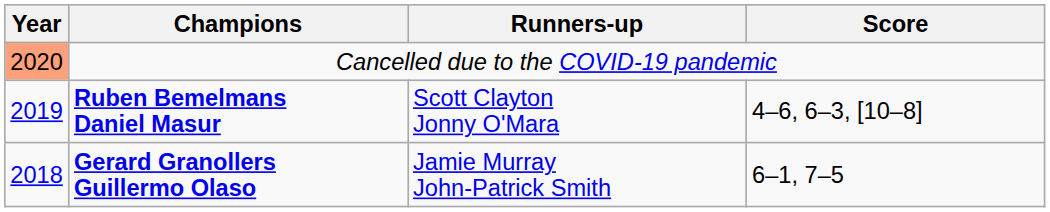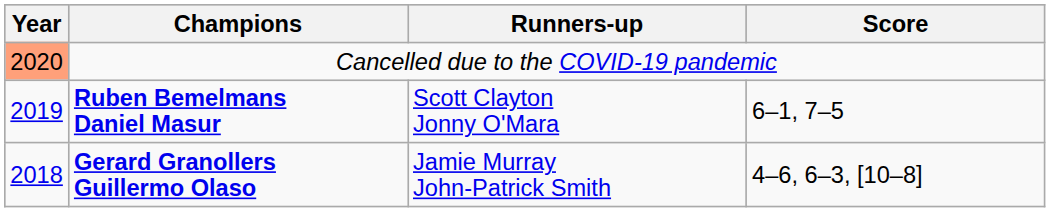(837, 112) 4–6, 6–3, [10–8] -> (798, 112) 6–1, 7–5
(798, 175) 6–1, 7–5 -> (837, 175) 4–6, 6–3, [10–8]
